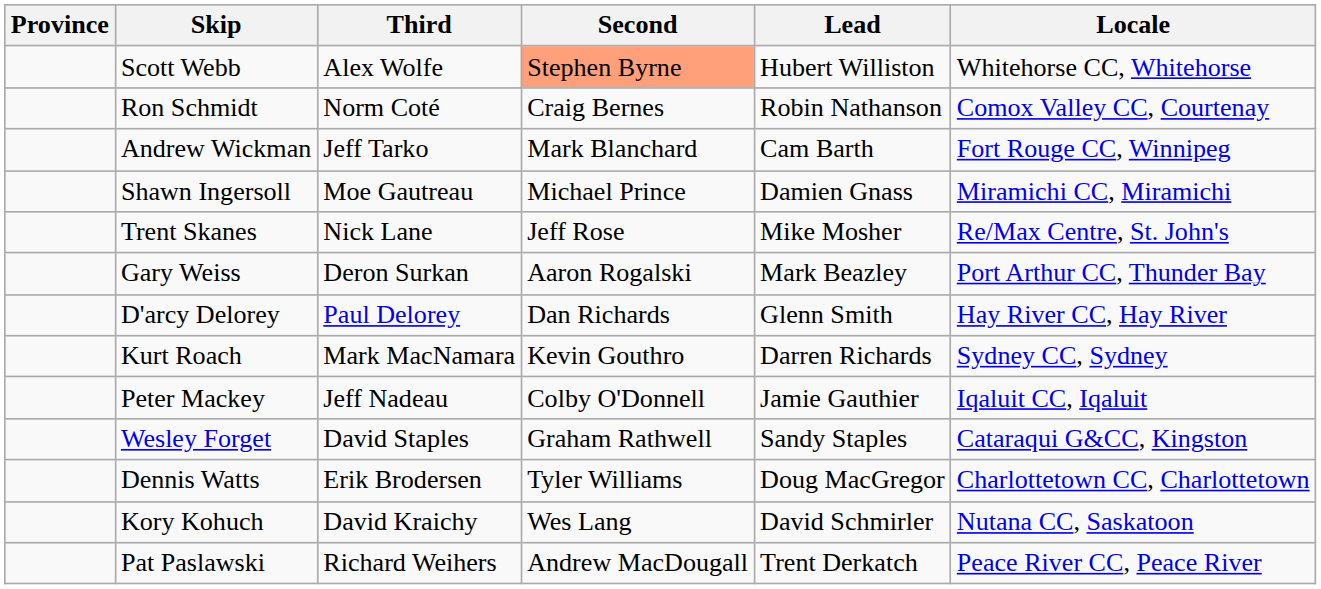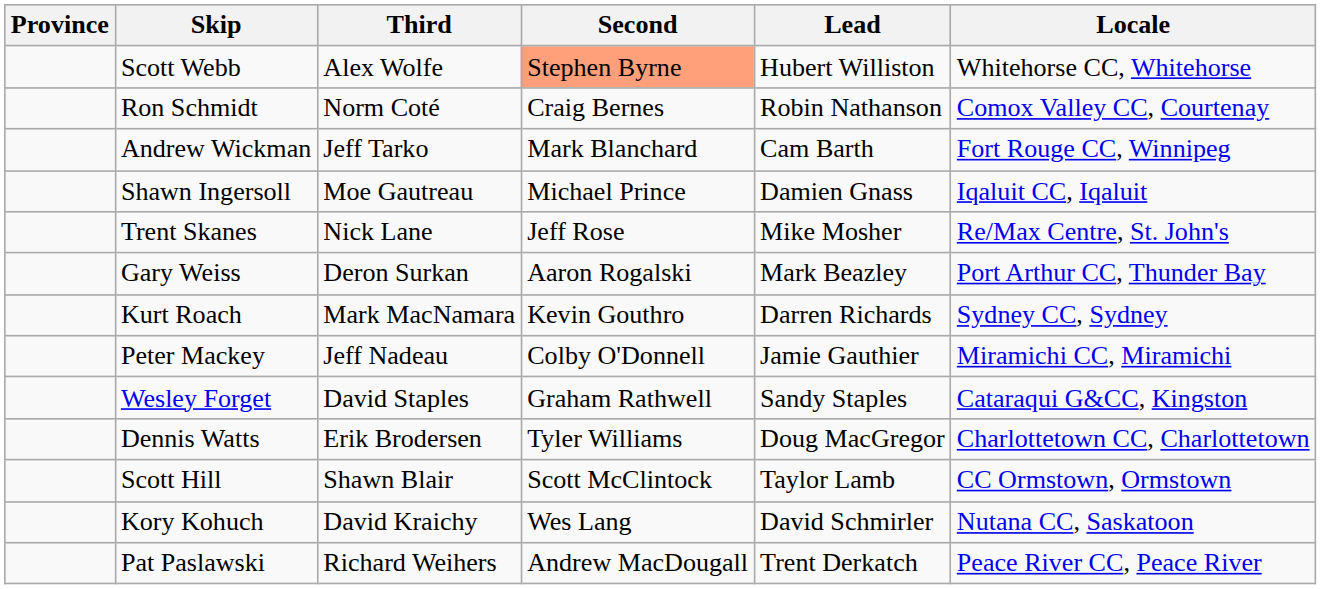(1094, 190) Miramichi CC, Miramichi -> (1052, 190) Iqaluit CC, Iqaluit
- row: (200, 314)
(1052, 397) Iqaluit CC, Iqaluit -> (1094, 356) Miramichi CC, Miramichi
+ row: (171, 480)
